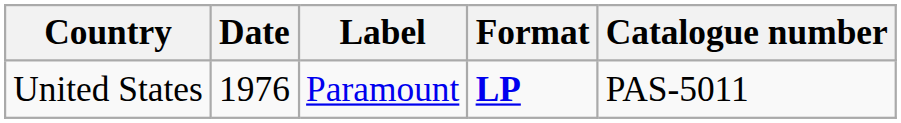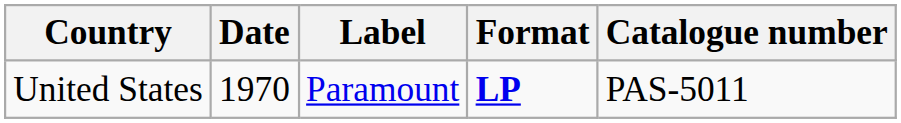(254, 88) 1976 -> (254, 88) 1970
